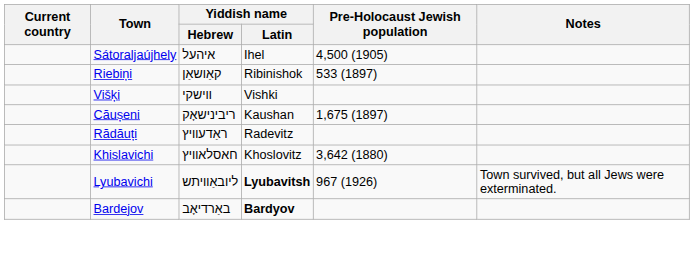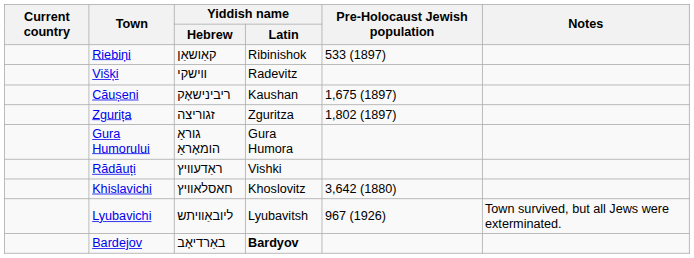- row: (135, 54)
(261, 94) Vishki -> (273, 74) Radevitz
+ row: (112, 114)
+ row: (121, 141)
(269, 134) Radevitz -> (265, 169) Vishki
(277, 182) bold -> (278, 216) normal
